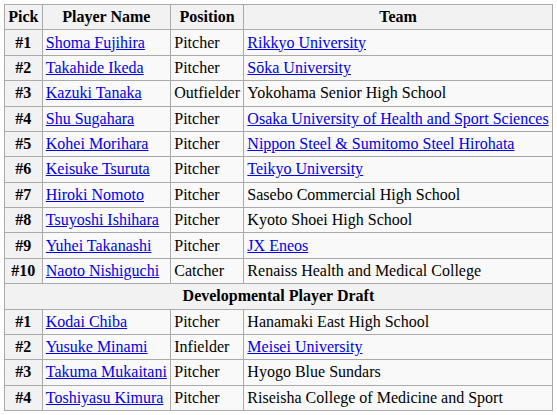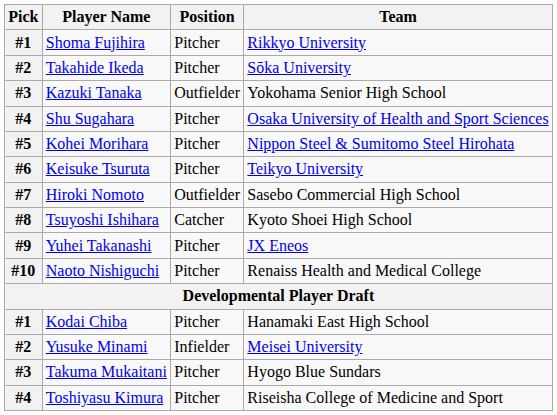(197, 194) Pitcher -> (207, 194) Outfielder
(197, 220) Pitcher -> (199, 220) Catcher
(199, 270) Catcher -> (197, 270) Pitcher
